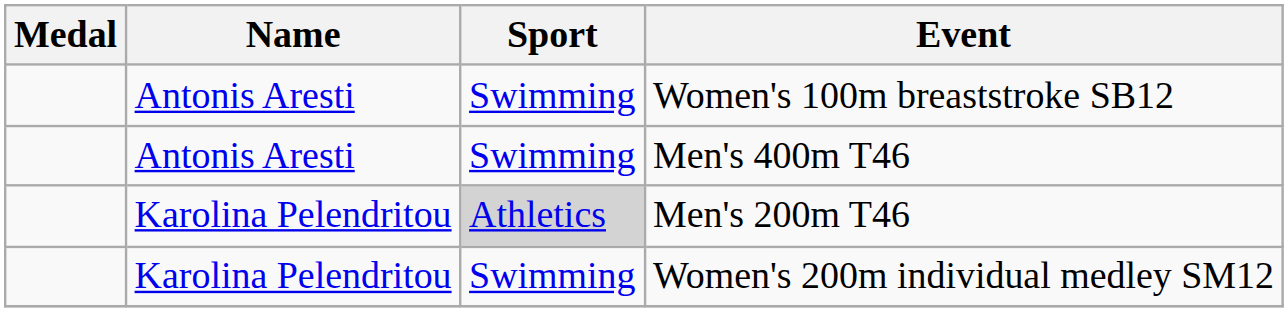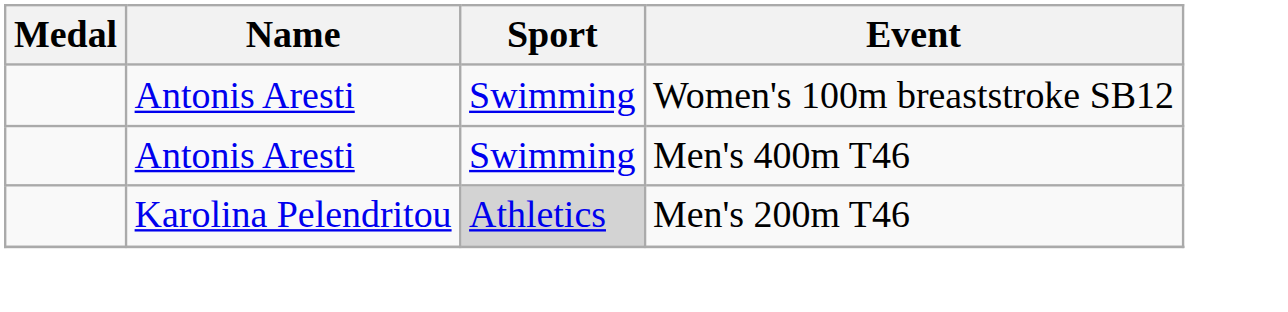- row: (964, 275)
